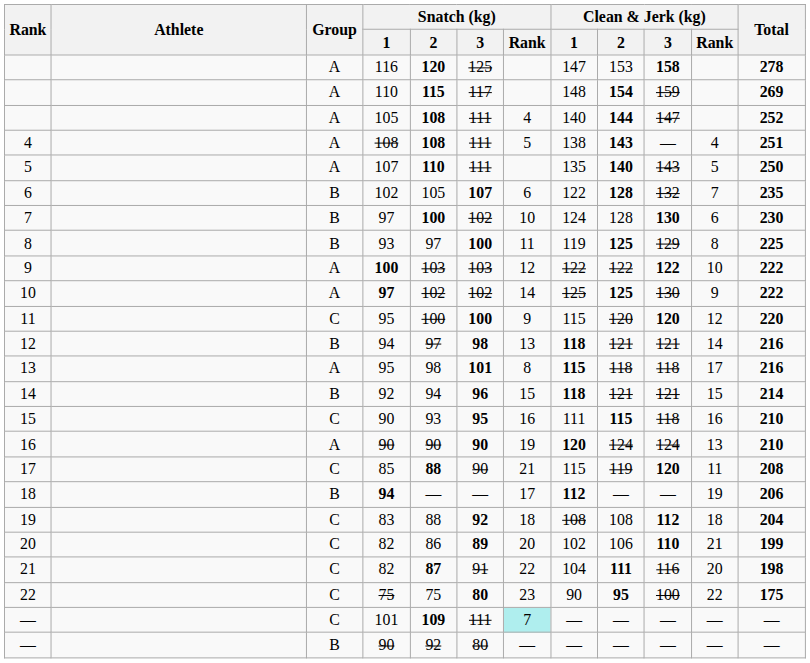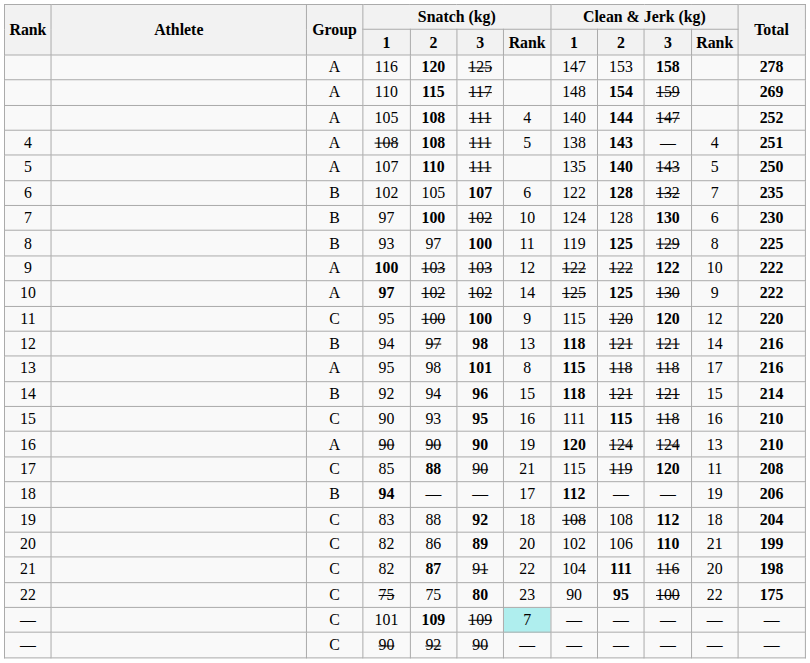(480, 619) 111 -> (480, 619) 109
(335, 645) B -> (335, 645) C
(480, 645) 80 -> (480, 645) 90
